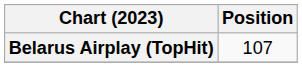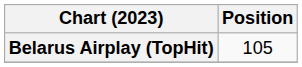(258, 47) 107 -> (258, 47) 105
